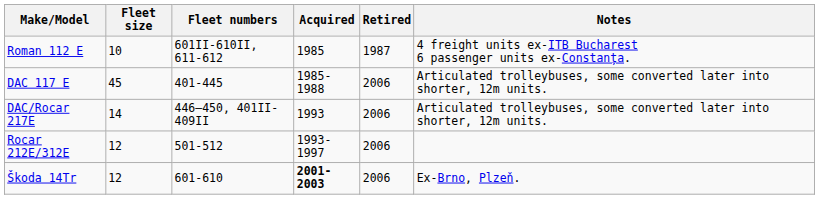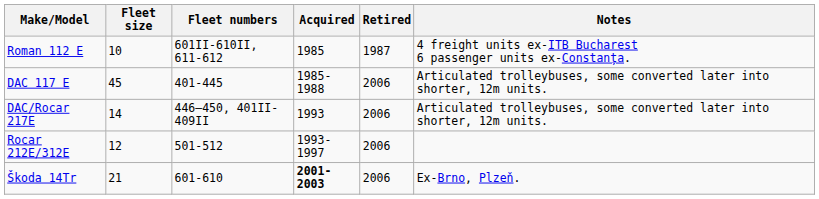(115, 178) 12 -> (115, 178) 21
